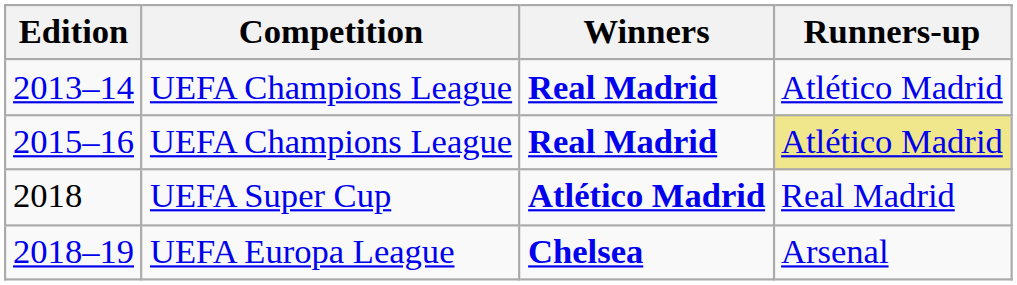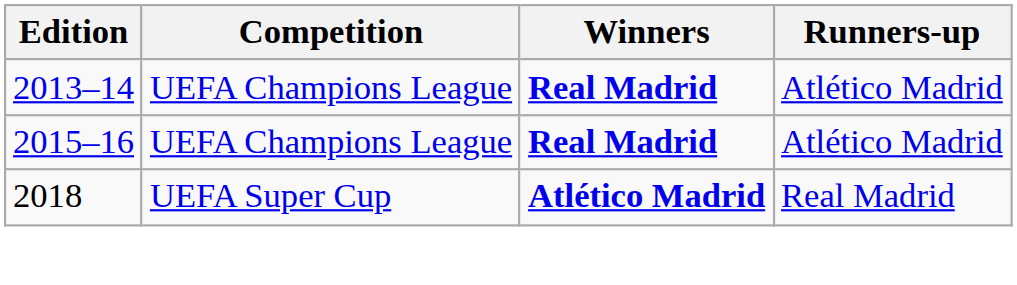(892, 141) khaki background -> (892, 141) no background
- row: (74, 251)
